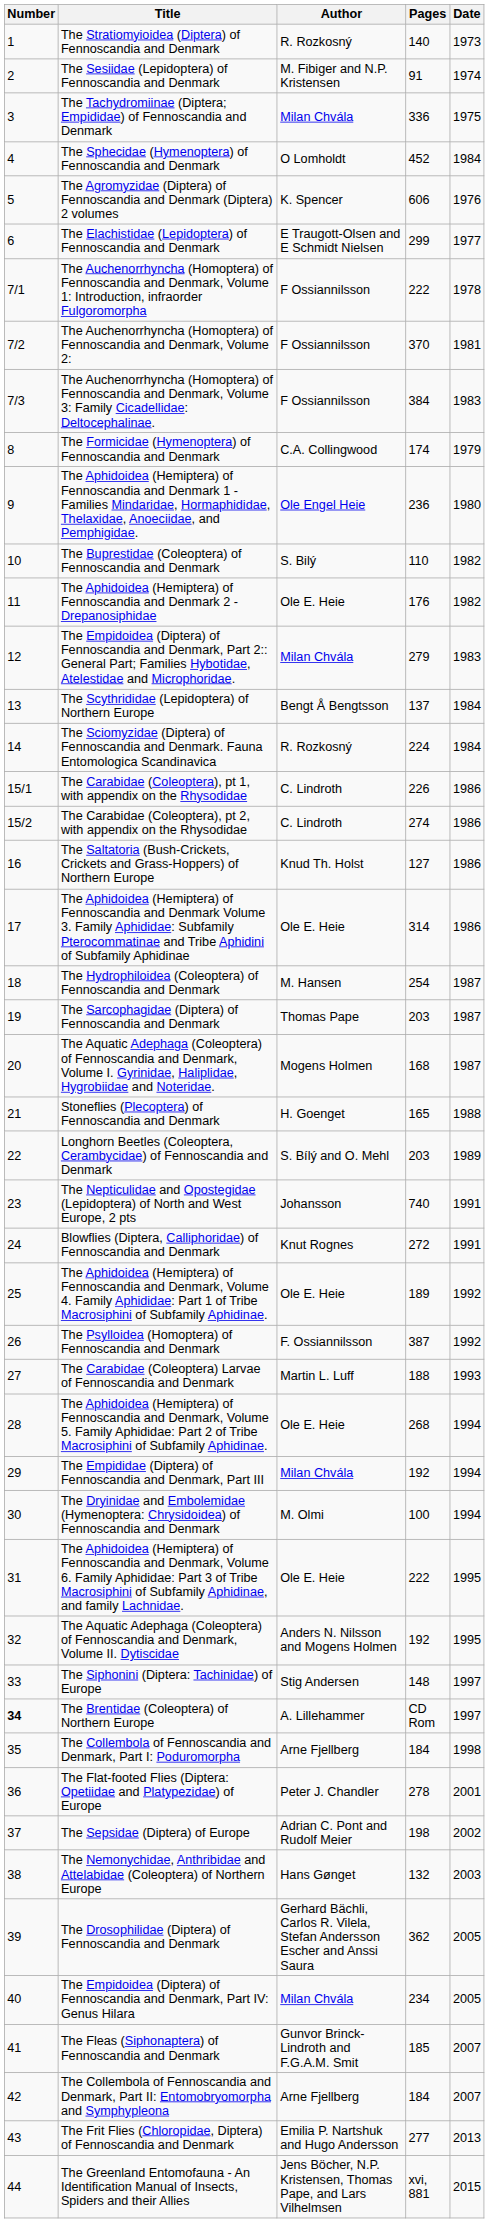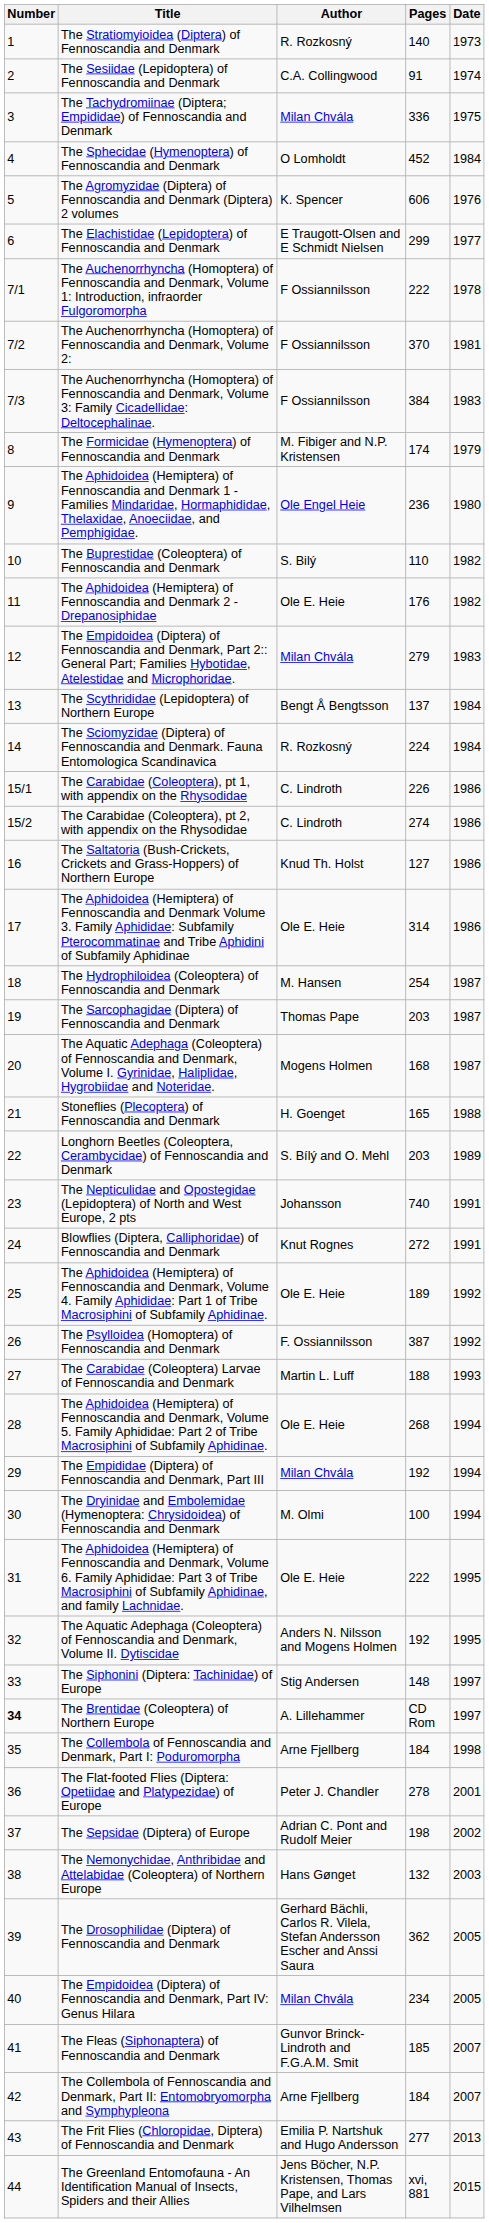(334, 75) M. Fibiger and N.P. Kristensen -> (329, 75) C.A. Collingwood
(329, 449) C.A. Collingwood -> (334, 449) M. Fibiger and N.P. Kristensen
